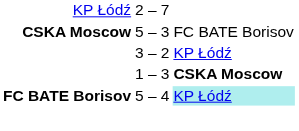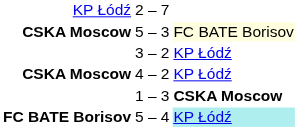(234, 31) no background -> (234, 31) lightyellow background
+ row: (152, 74)
